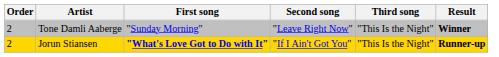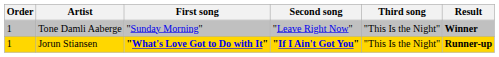(9, 28) 2 -> (9, 28) 1
(9, 44) 2 -> (9, 44) 1
(312, 44) normal -> (316, 44) bold
